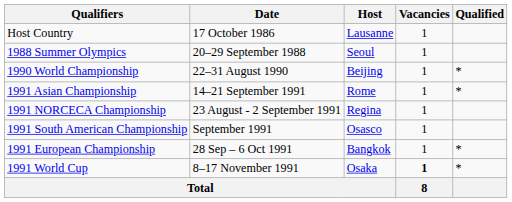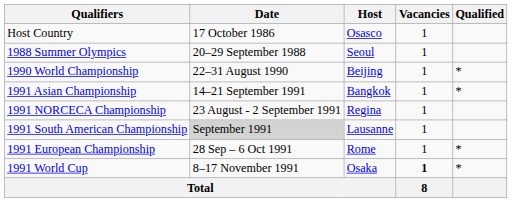(370, 33) Lausanne -> (364, 33) Osasco
(361, 91) Rome -> (369, 91) Bangkok
(232, 129) no background -> (232, 129) lightgrey background
(364, 129) Osasco -> (370, 129) Lausanne
(369, 149) Bangkok -> (361, 149) Rome
